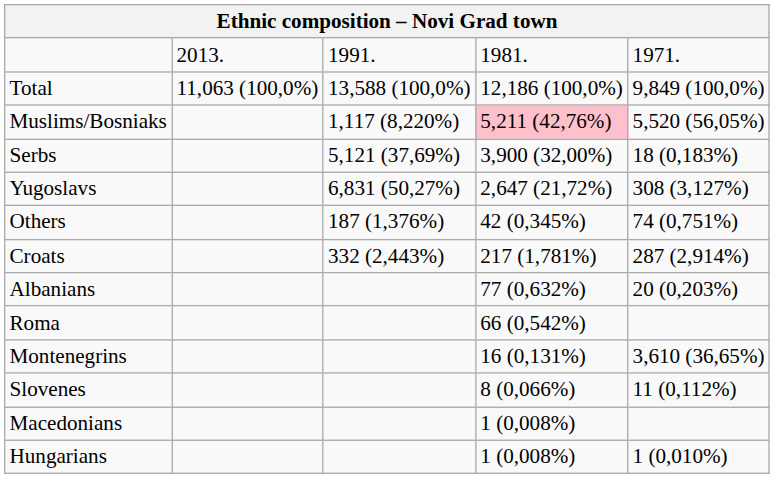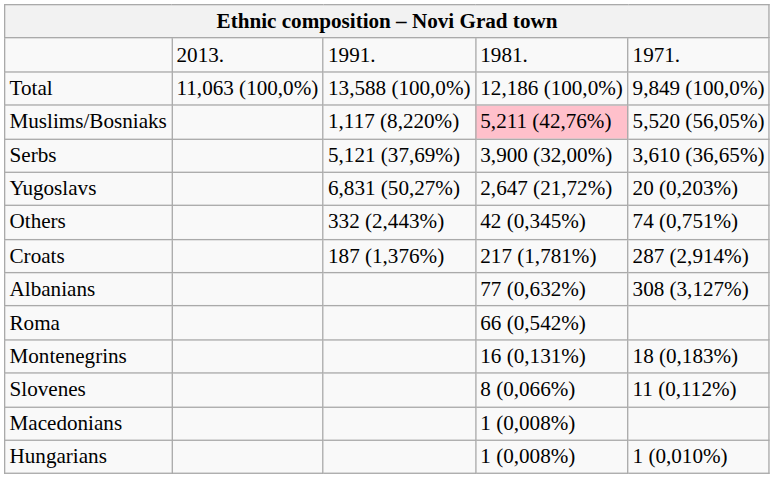(685, 155) 18 (0,183%) -> (699, 155) 3,610 (36,65%)
(691, 188) 308 (3,127%) -> (685, 188) 20 (0,203%)
(386, 222) 187 (1,376%) -> (386, 222) 332 (2,443%)
(386, 255) 332 (2,443%) -> (386, 255) 187 (1,376%)
(685, 289) 20 (0,203%) -> (691, 289) 308 (3,127%)
(699, 356) 3,610 (36,65%) -> (685, 356) 18 (0,183%)
